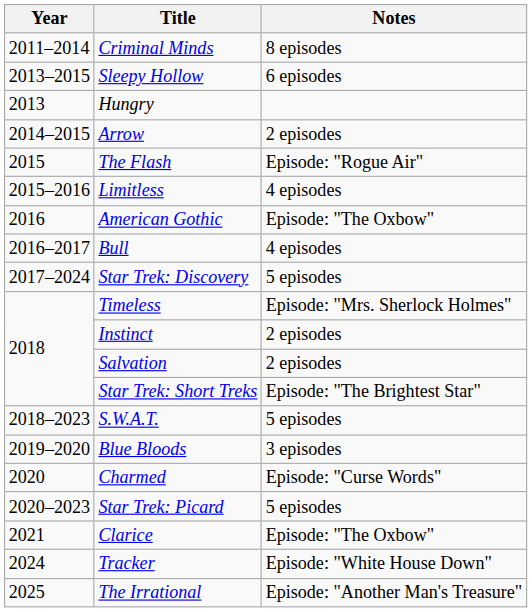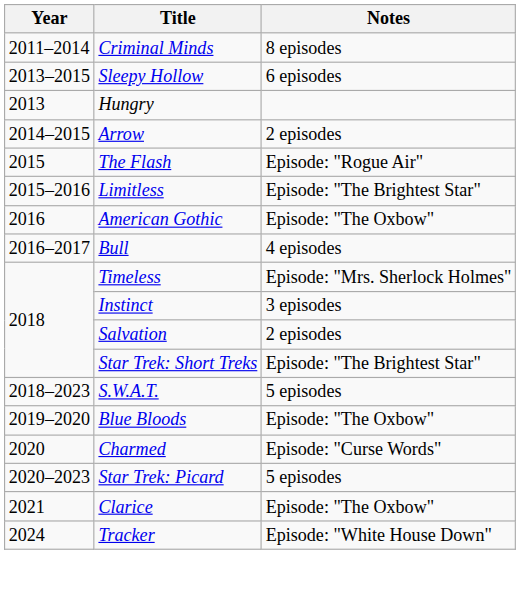(304, 190) 4 episodes -> (373, 190) Episode: "The Brightest Star"
- row: (173, 276)
(304, 334) 2 episodes -> (304, 305) 3 episodes
(304, 448) 3 episodes -> (350, 420) Episode: "The Oxbow"
- row: (150, 592)
